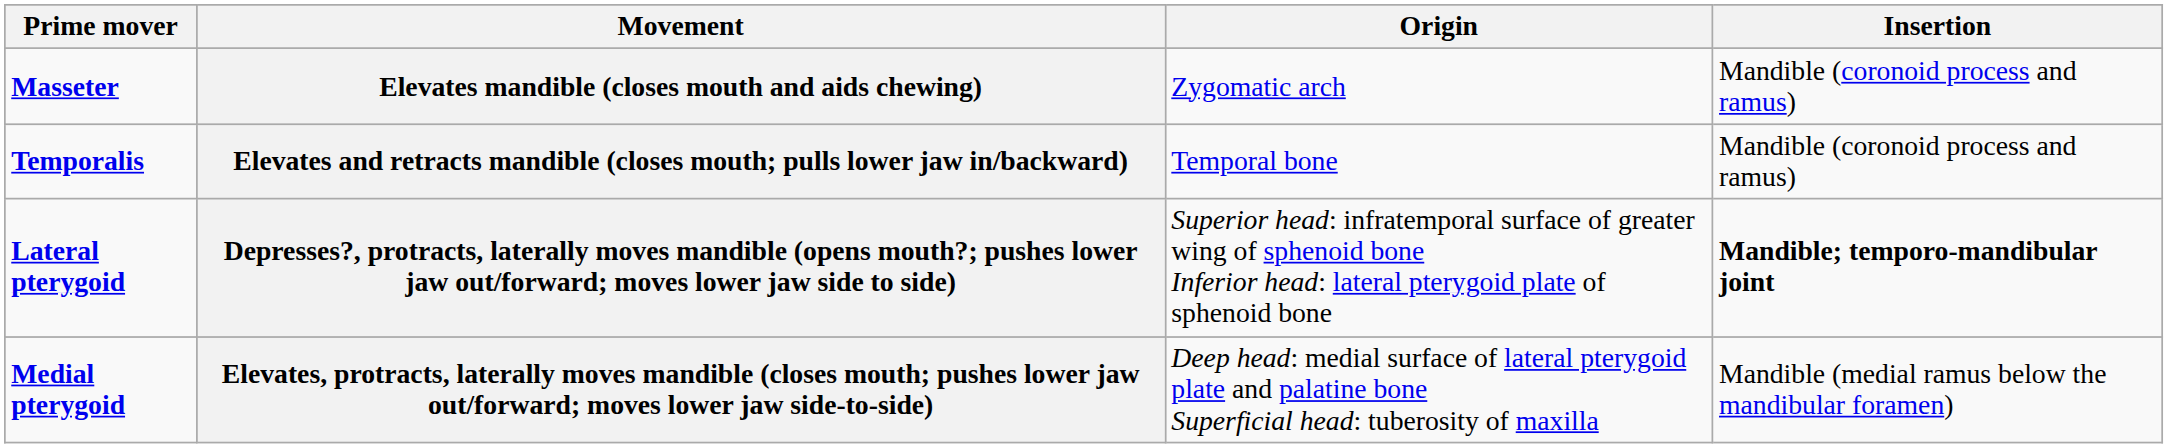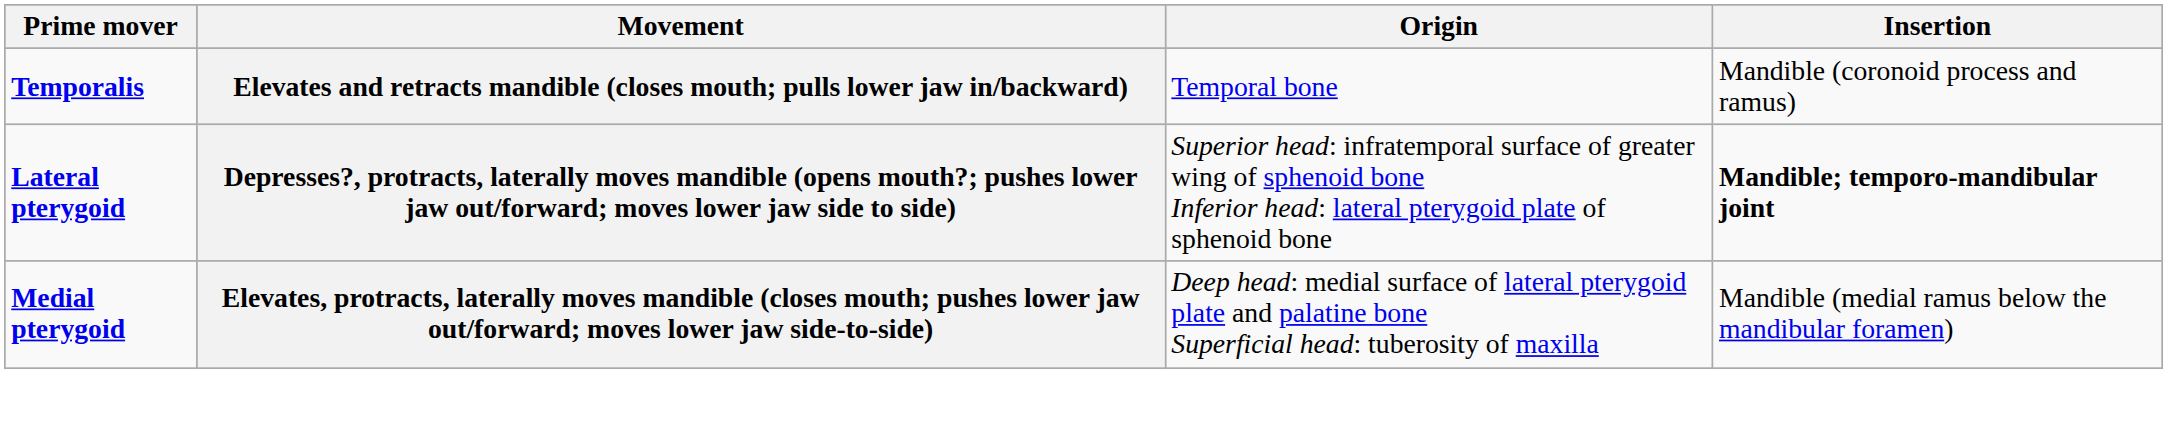- row: (65, 85)
